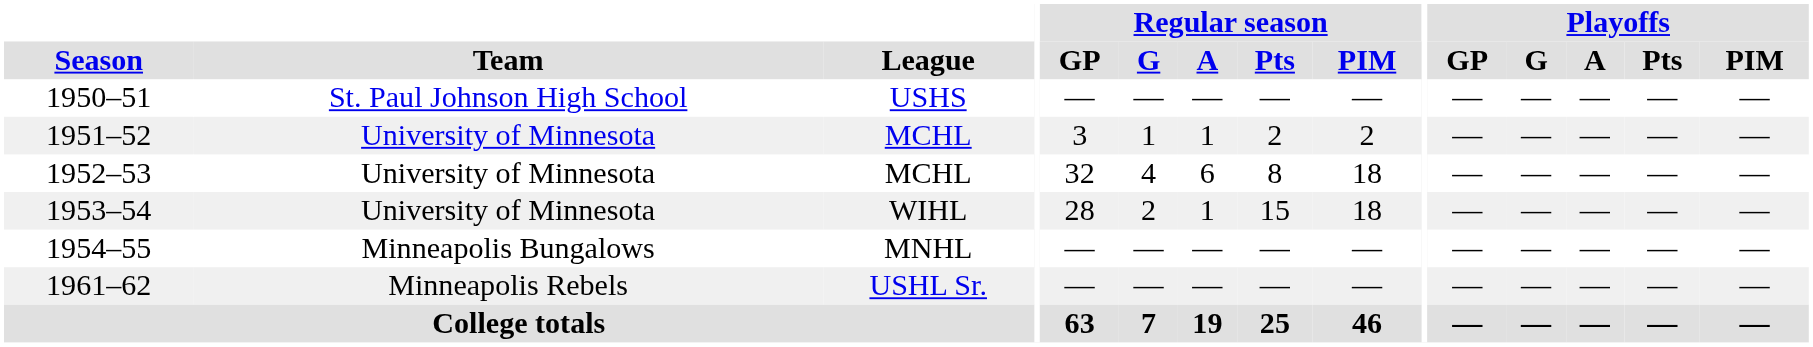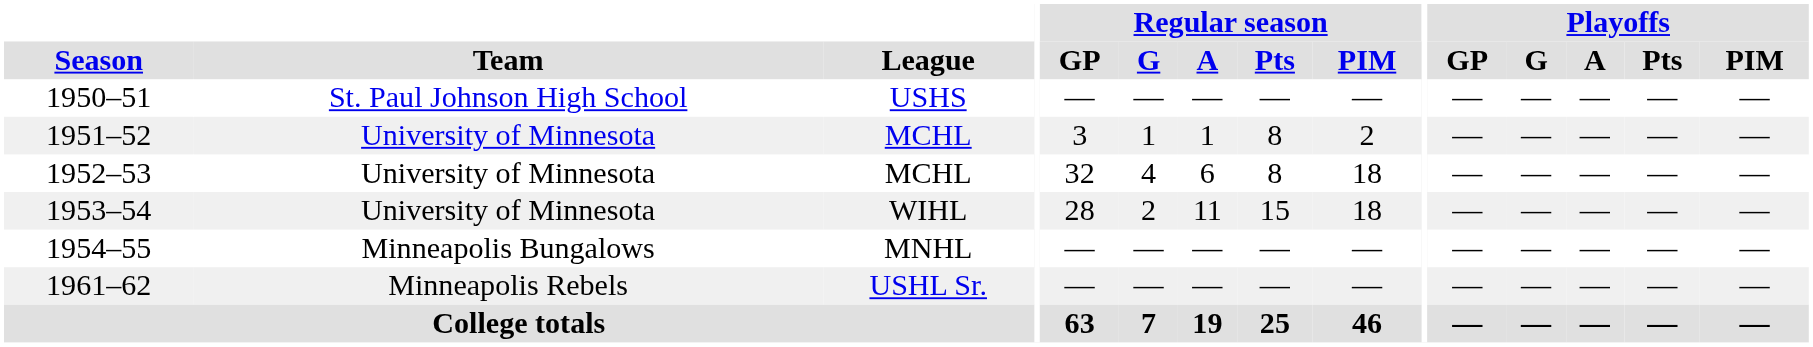(1275, 135) 2 -> (1275, 135) 8
(1207, 210) 1 -> (1207, 210) 11
